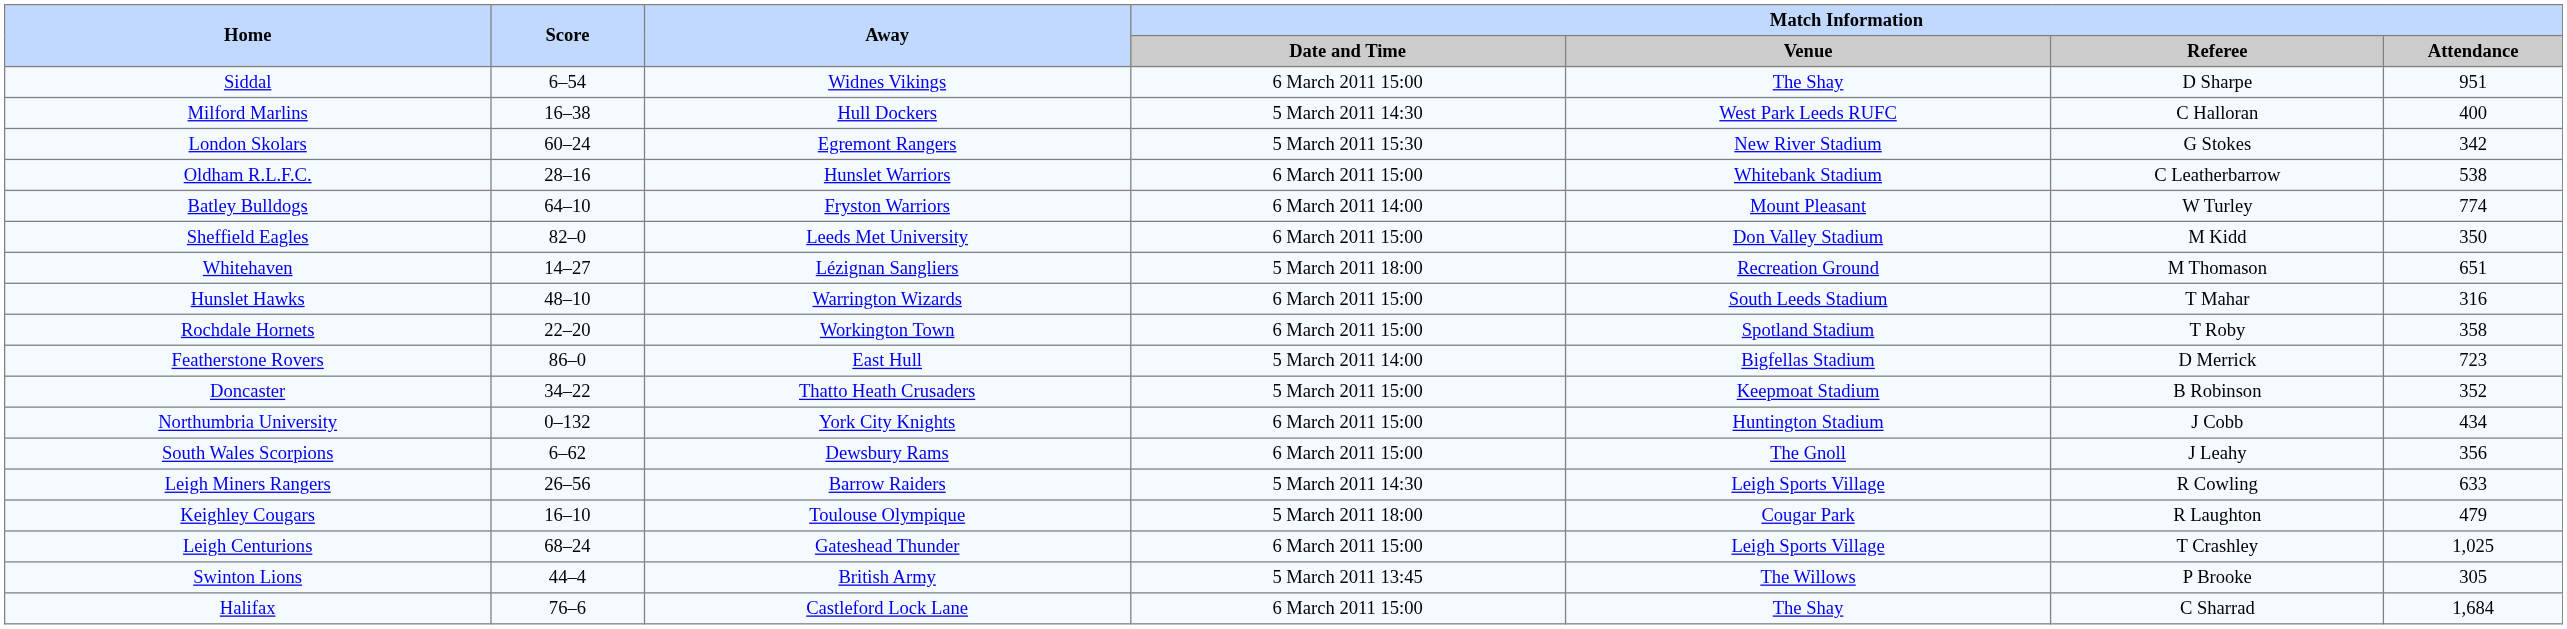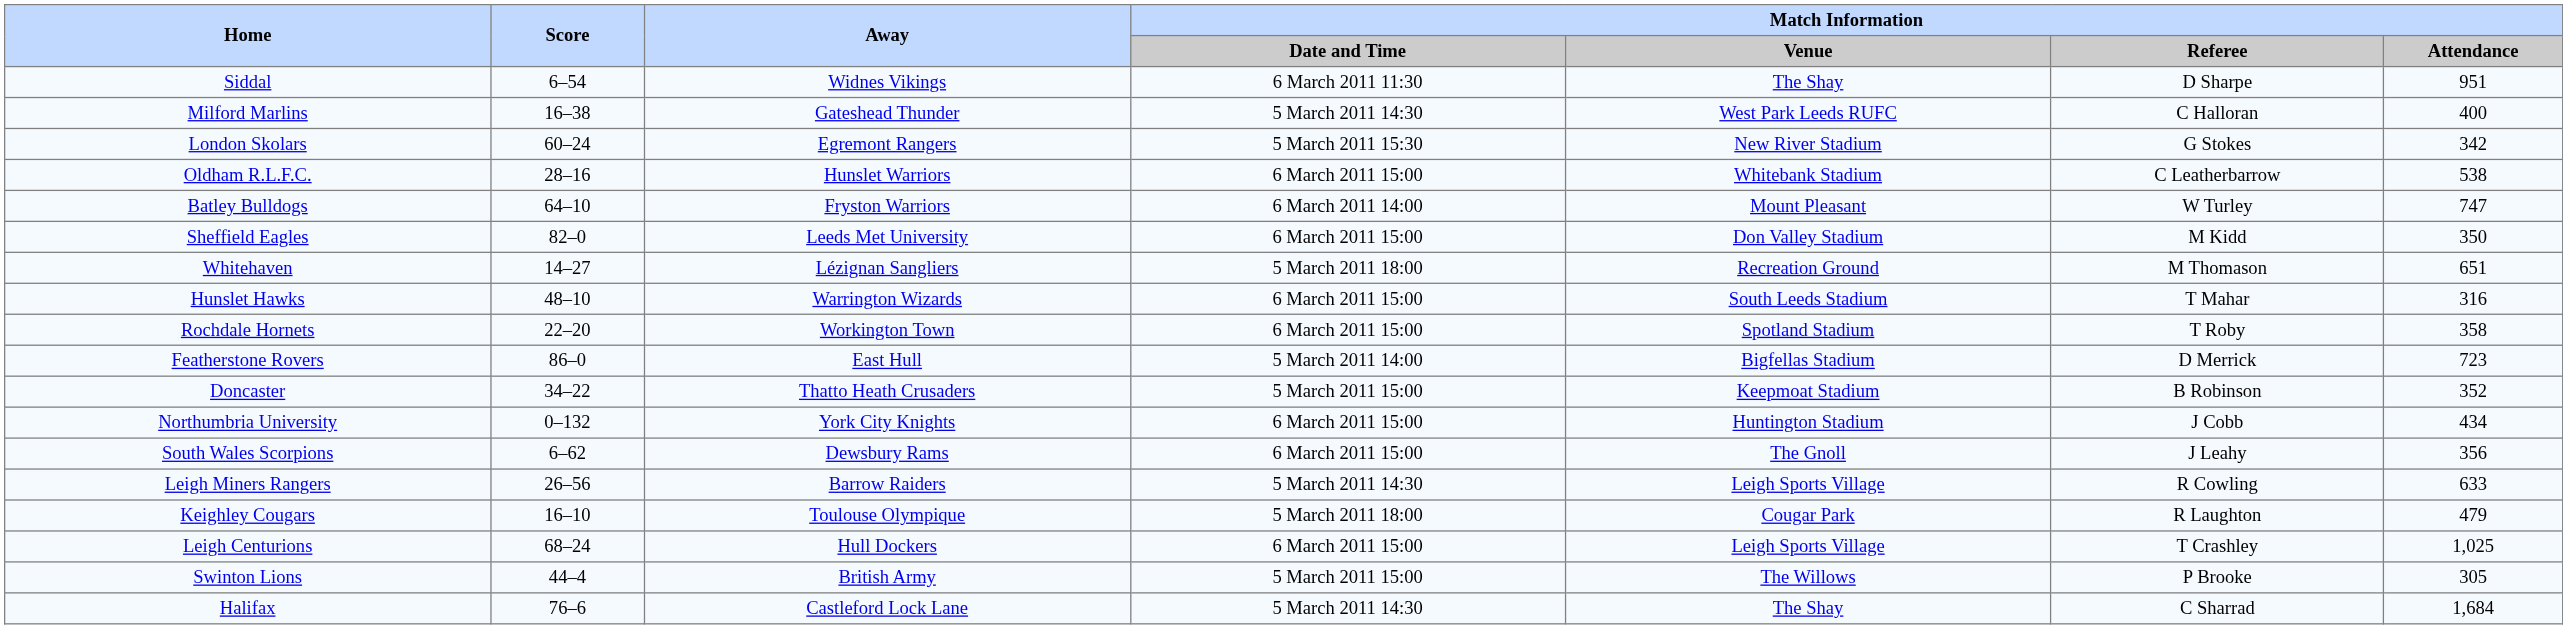(1348, 81) 6 March 2011 15:00 -> (1348, 81) 6 March 2011 11:30
(887, 112) Hull Dockers -> (887, 112) Gateshead Thunder
(2473, 205) 774 -> (2473, 205) 747
(887, 546) Gateshead Thunder -> (887, 546) Hull Dockers
(1348, 577) 5 March 2011 13:45 -> (1348, 577) 5 March 2011 15:00
(1348, 608) 6 March 2011 15:00 -> (1348, 608) 5 March 2011 14:30
